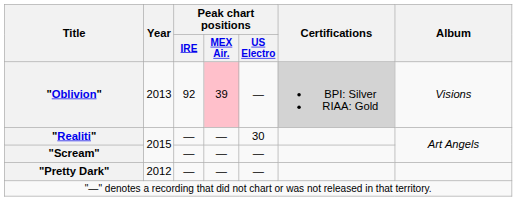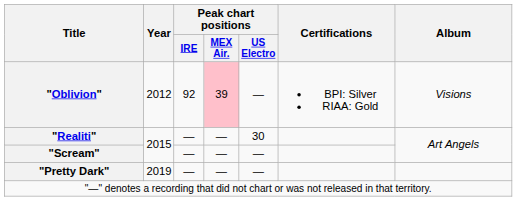(159, 94) 2013 -> (159, 94) 2012
(336, 101) lightgrey background -> (336, 101) no background
(159, 171) 2012 -> (159, 171) 2019
